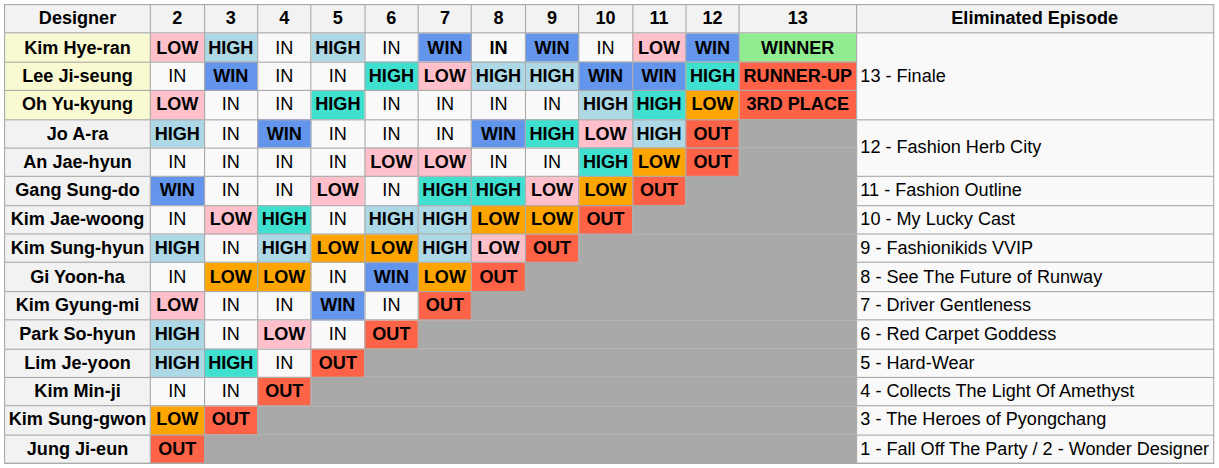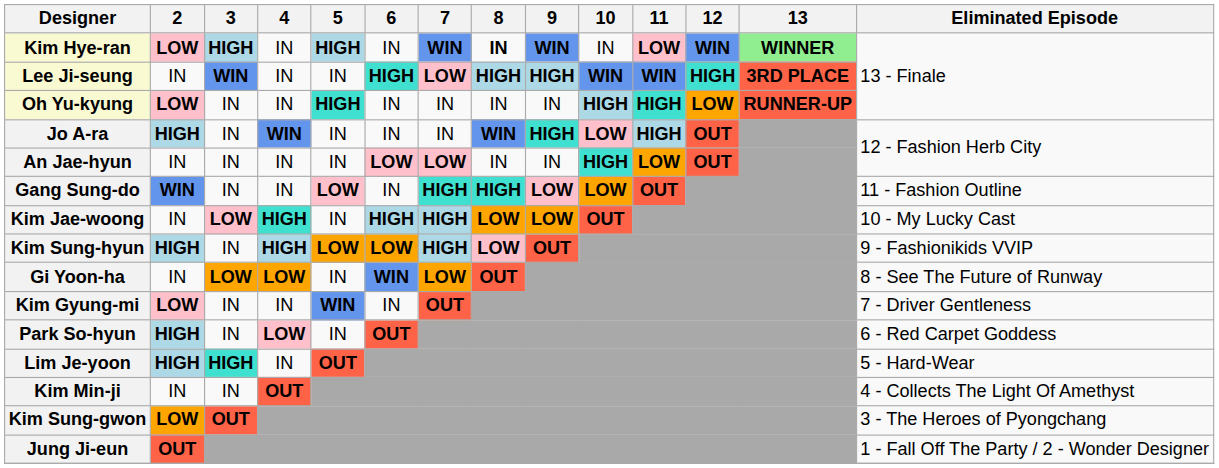(798, 76) RUNNER-UP -> (798, 76) 3RD PLACE
(798, 104) 3RD PLACE -> (798, 104) RUNNER-UP
